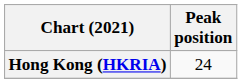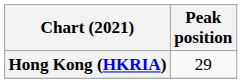(203, 64) 24 -> (203, 64) 29
